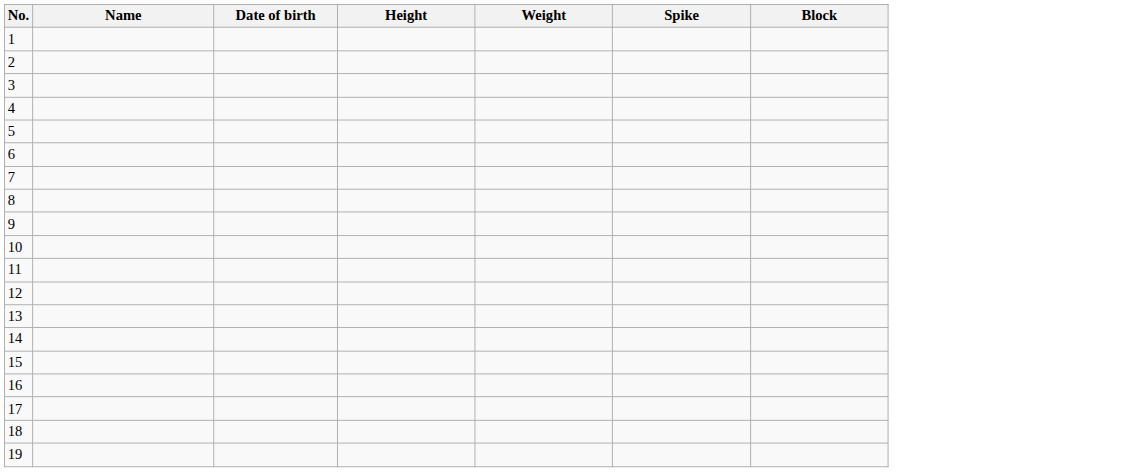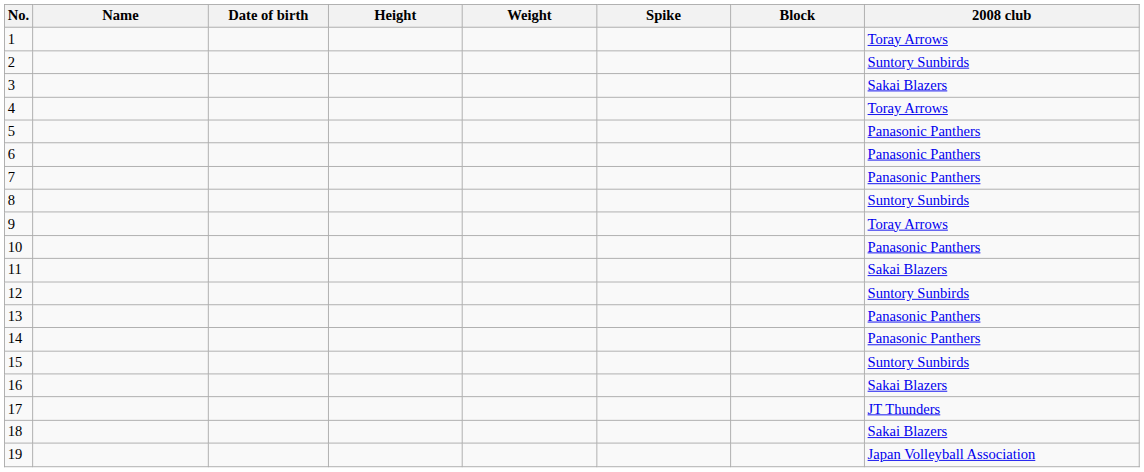+ column: (1002, 16)
